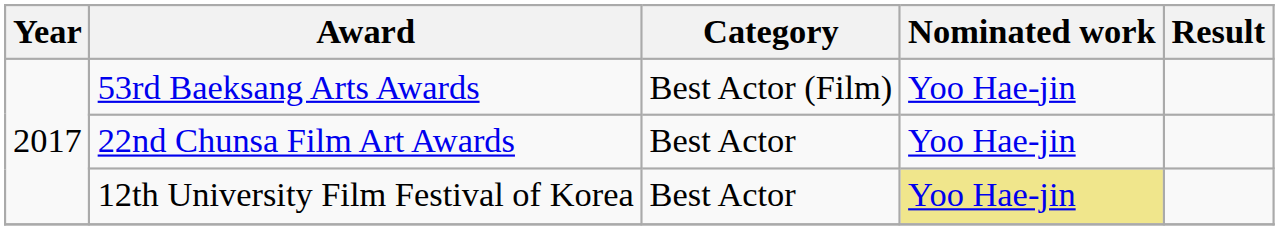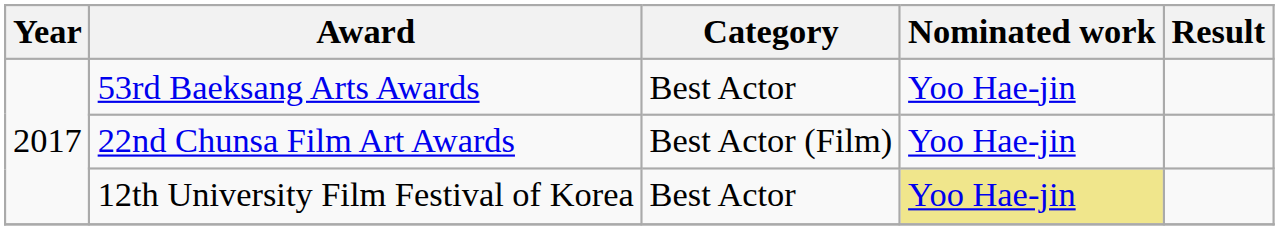(771, 86) Best Actor (Film) -> (723, 86) Best Actor
(723, 140) Best Actor -> (771, 140) Best Actor (Film)
